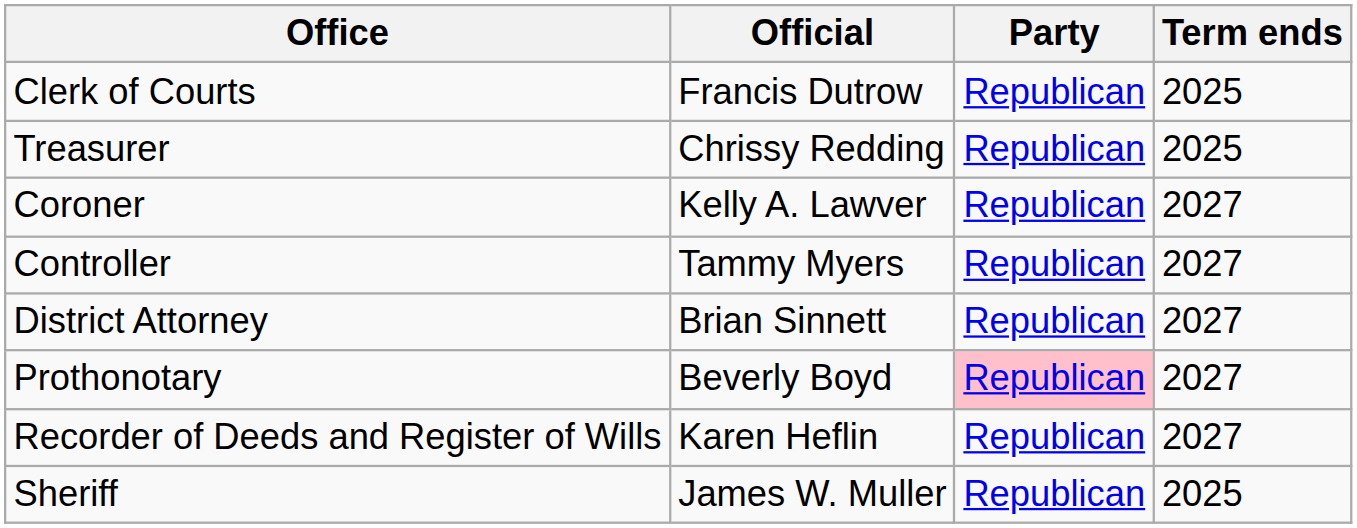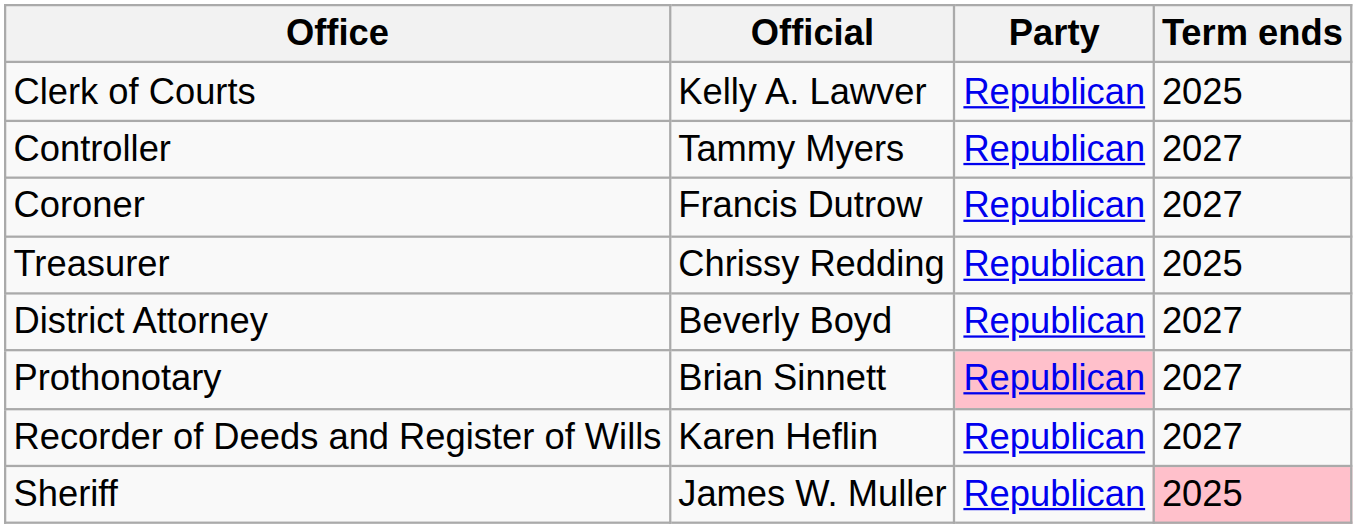(800, 90) Francis Dutrow -> (802, 90) Kelly A. Lawver
rows swapped: (92, 263) <-> (92, 148)
(802, 206) Kelly A. Lawver -> (800, 206) Francis Dutrow
(782, 321) Brian Sinnett -> (785, 321) Beverly Boyd
(785, 378) Beverly Boyd -> (782, 378) Brian Sinnett
(1202, 494) no background -> (1202, 494) pink background
